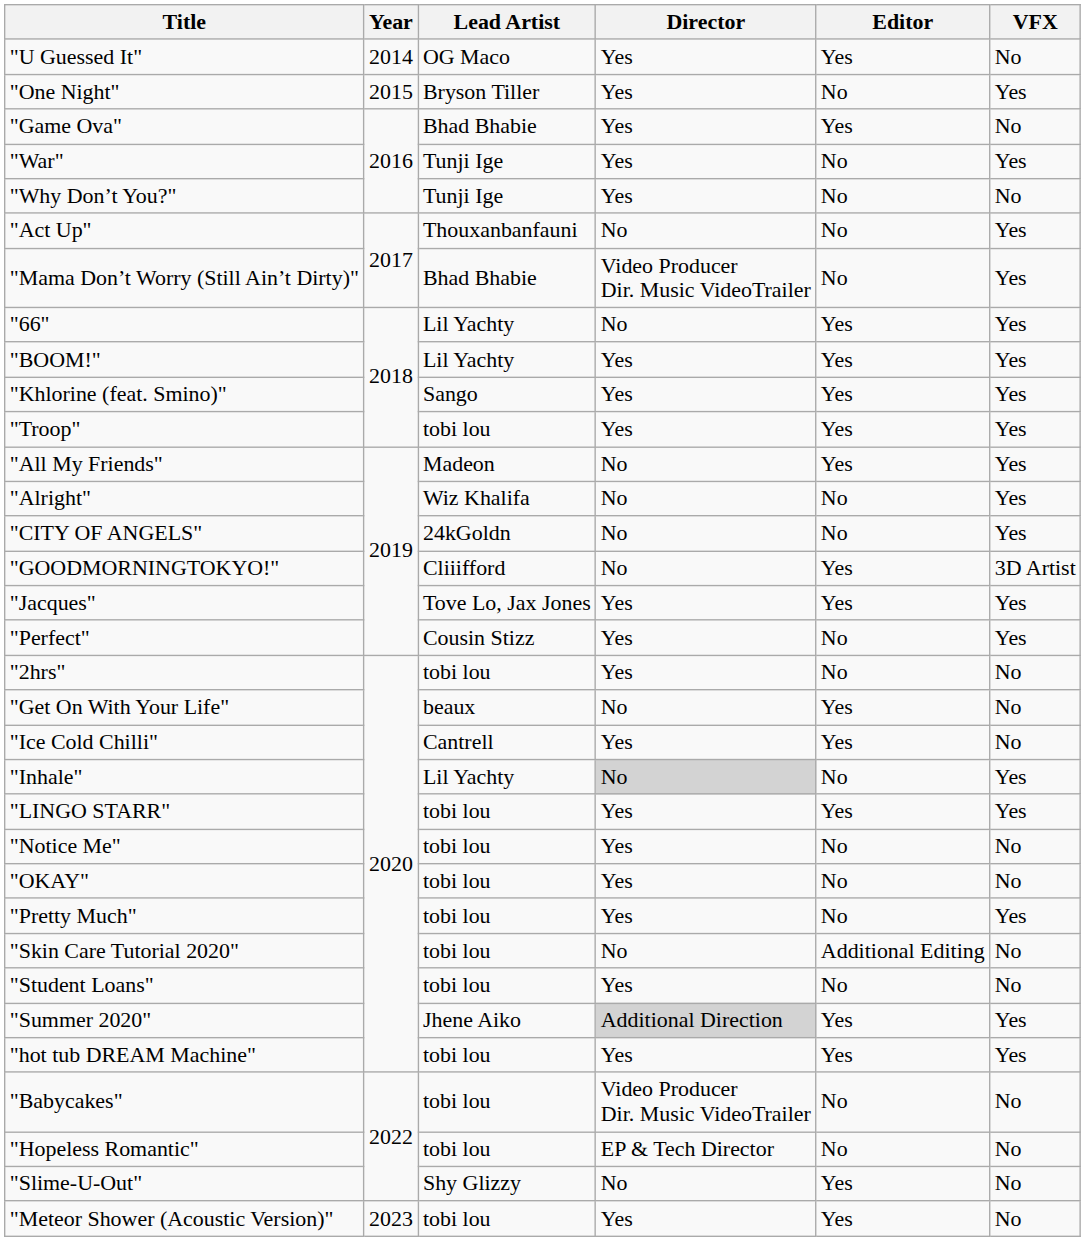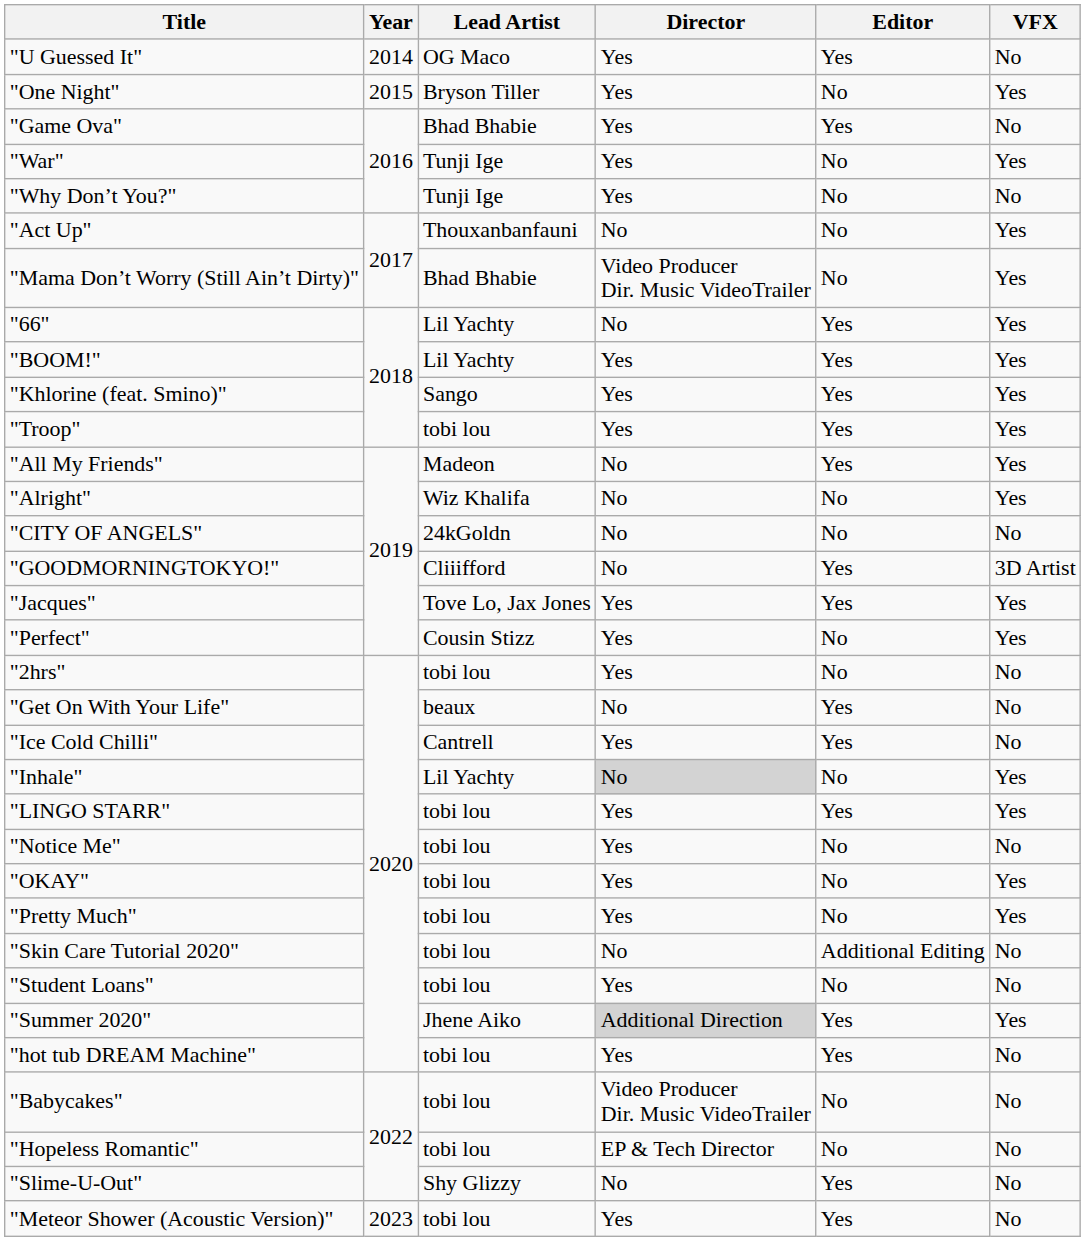(1011, 533) Yes -> (1008, 533) No
(1008, 880) No -> (1011, 880) Yes
(1011, 1054) Yes -> (1008, 1054) No
